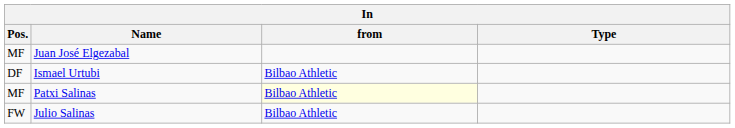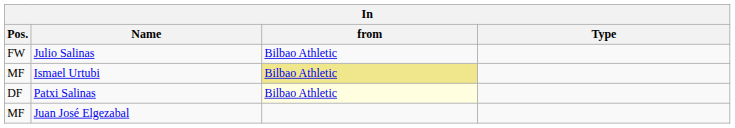rows swapped: (64, 113) <-> (81, 54)
(15, 73) DF -> (16, 73) MF
(301, 73) no background -> (301, 73) khaki background
(16, 93) MF -> (15, 93) DF
